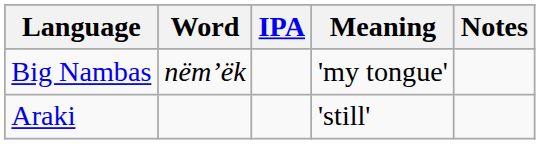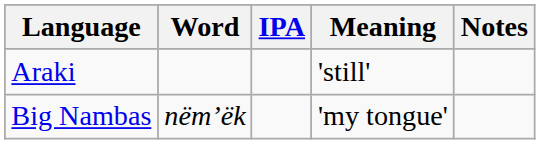rows swapped: (43, 116) <-> (81, 71)
